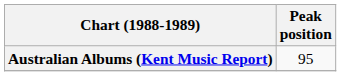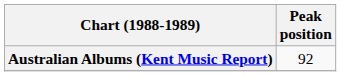(306, 58) 95 -> (306, 58) 92
